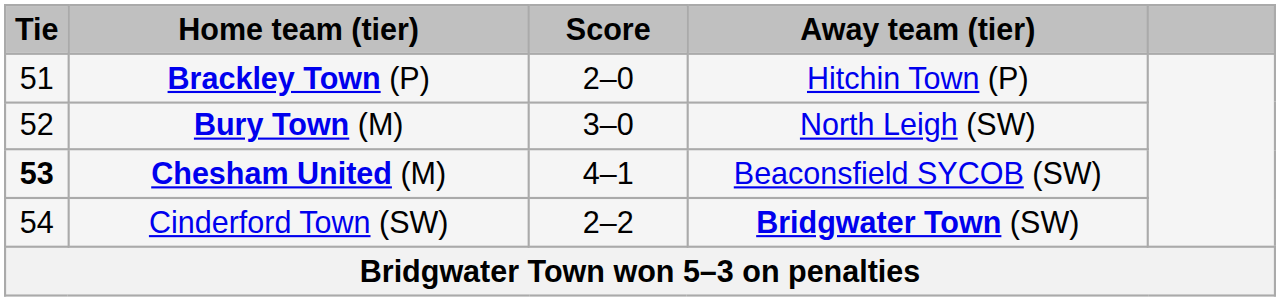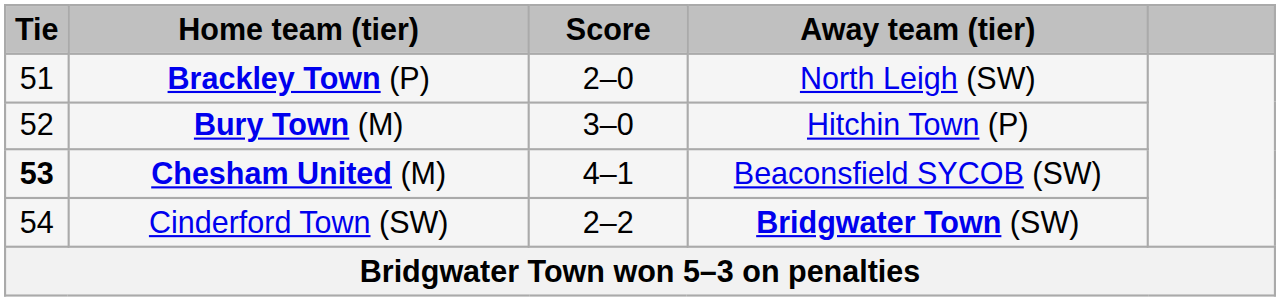(918, 78) Hitchin Town (P) -> (918, 78) North Leigh (SW)
(918, 126) North Leigh (SW) -> (918, 126) Hitchin Town (P)
